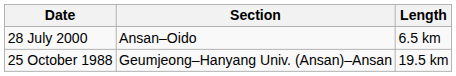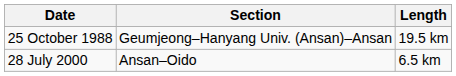rows swapped: (60, 60) <-> (48, 37)
